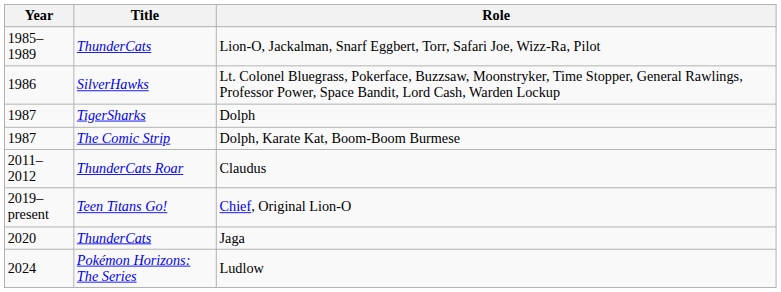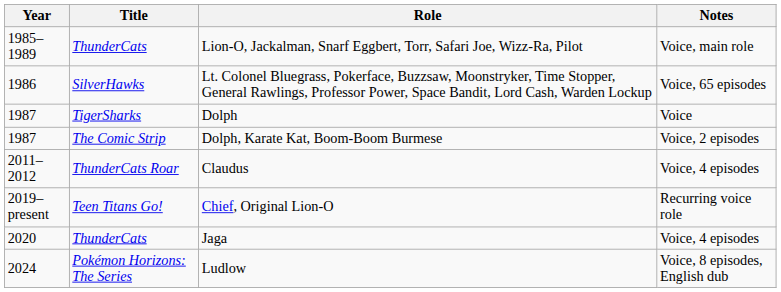+ column: (716, 15)
